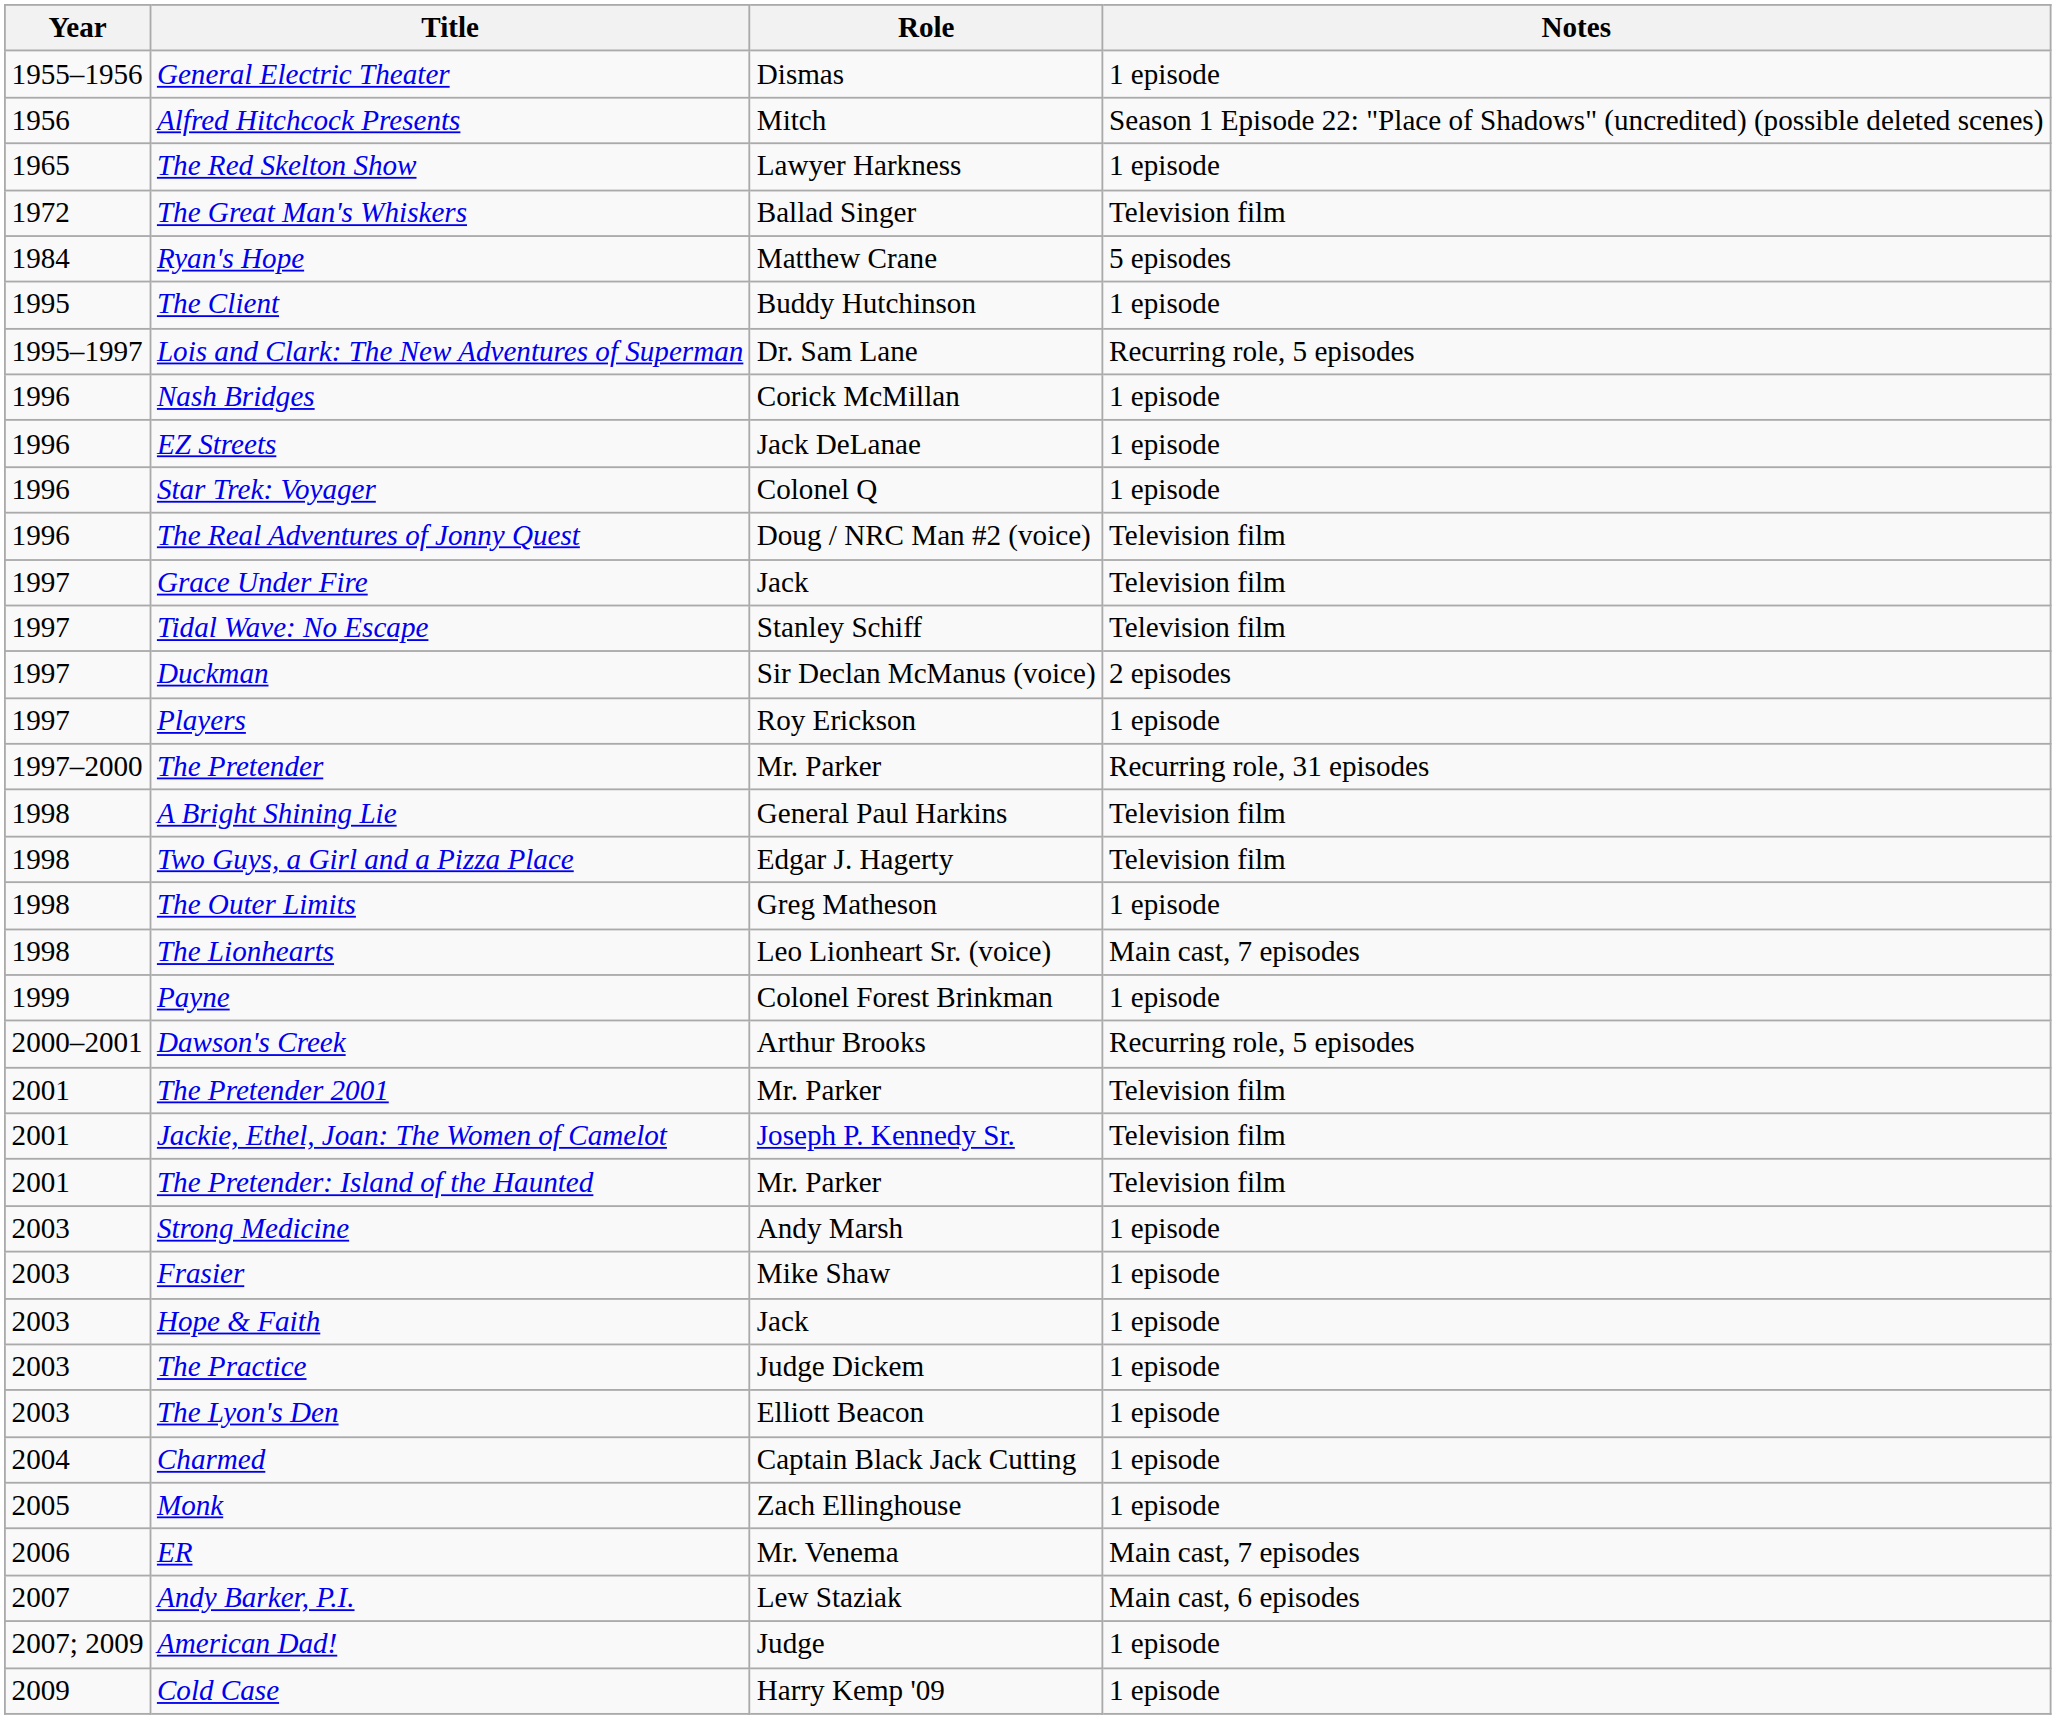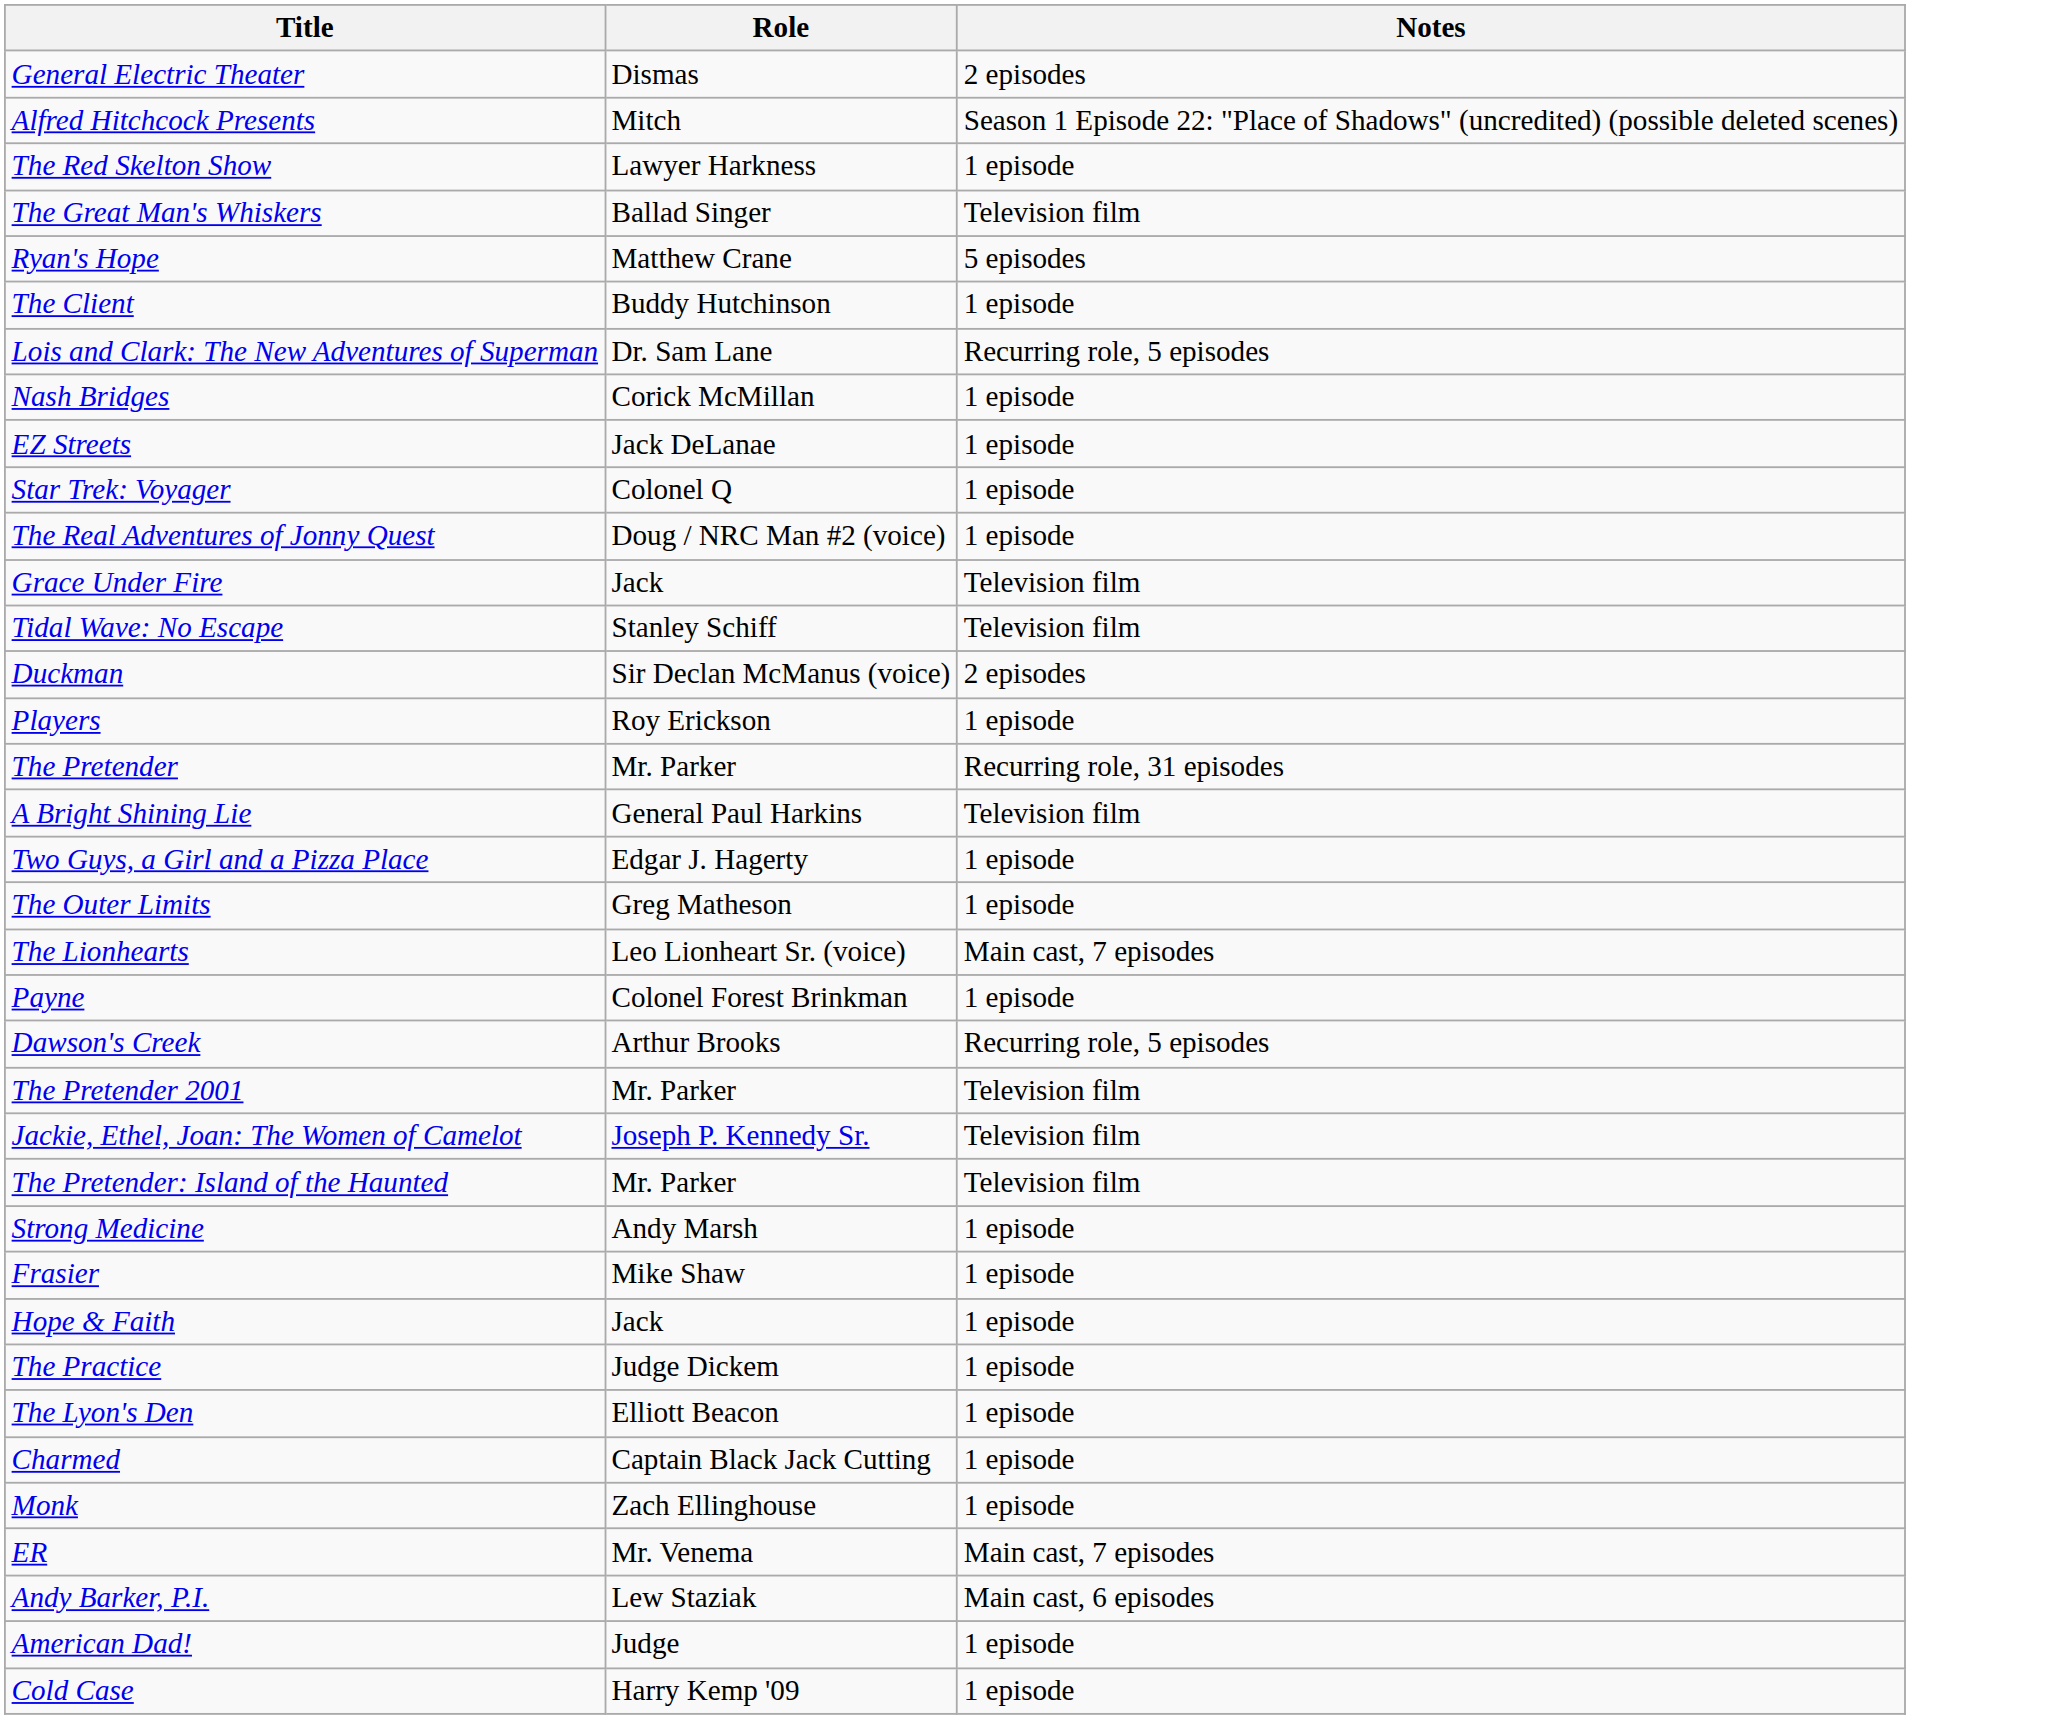- column: (78, 27)
(1164, 73) 1 episode -> (1025, 73) 2 episodes
(1197, 535) Television film -> (1019, 535) 1 episode
(1197, 858) Television film -> (1019, 858) 1 episode
